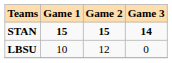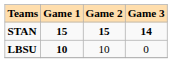(62, 49) normal -> (62, 49) bold
(104, 49) 12 -> (104, 49) 10
